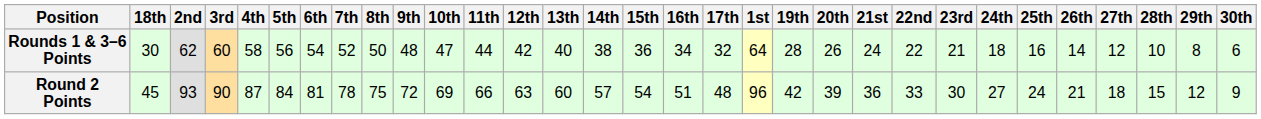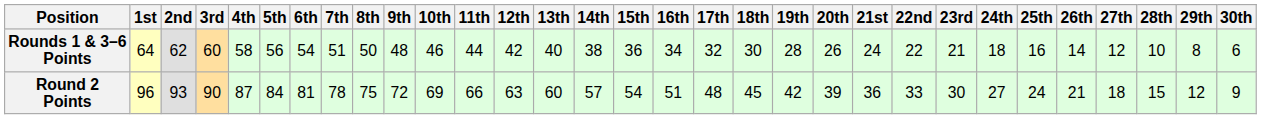columns swapped: (758, 17) <-> (150, 17)
(347, 50) 52 -> (337, 50) 51
(444, 50) 47 -> (435, 50) 46
